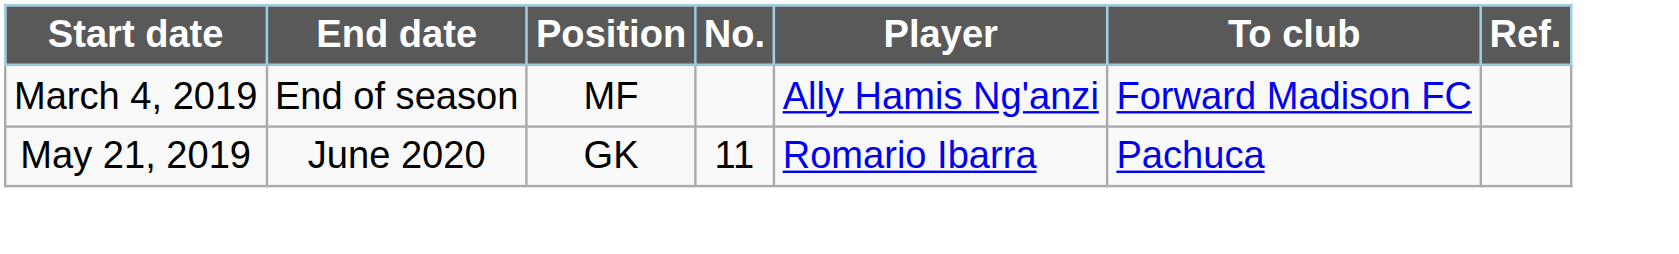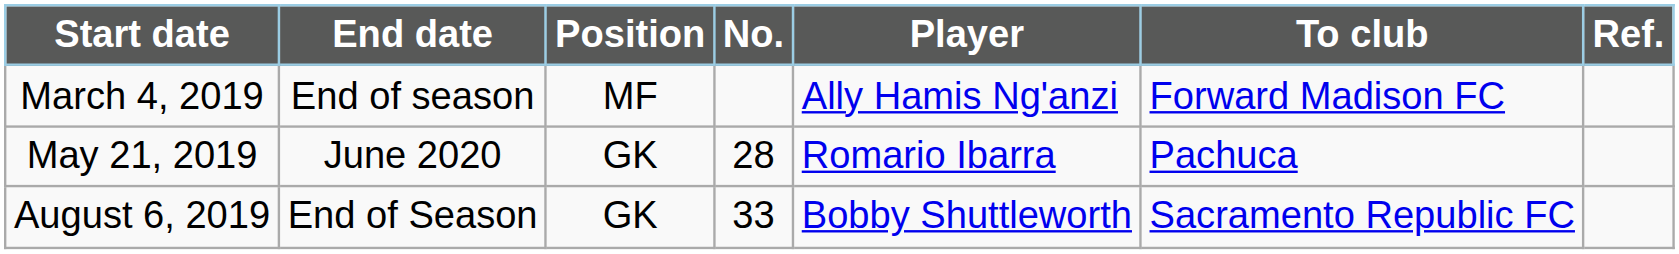(734, 155) 11 -> (753, 155) 28
+ row: (142, 215)
